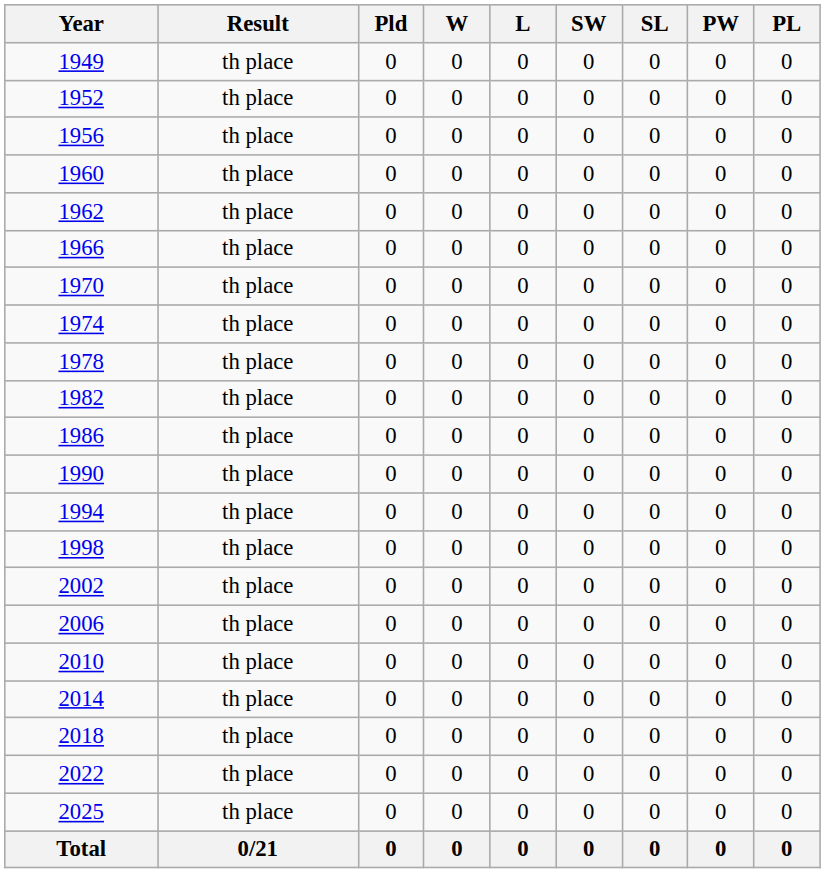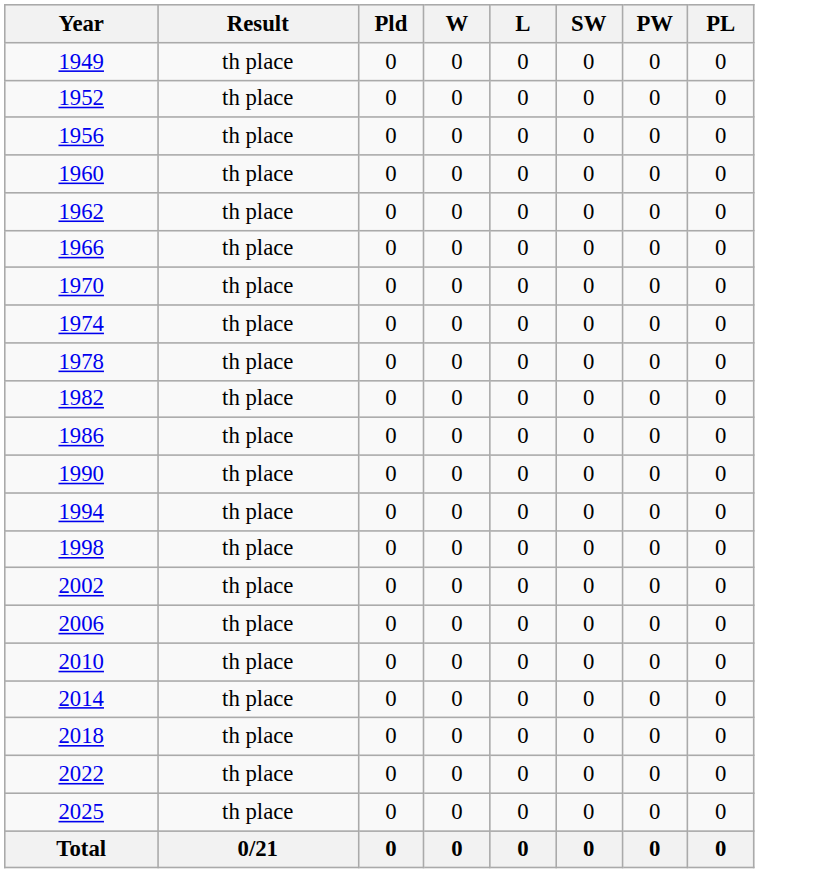- column: (655, 23)
